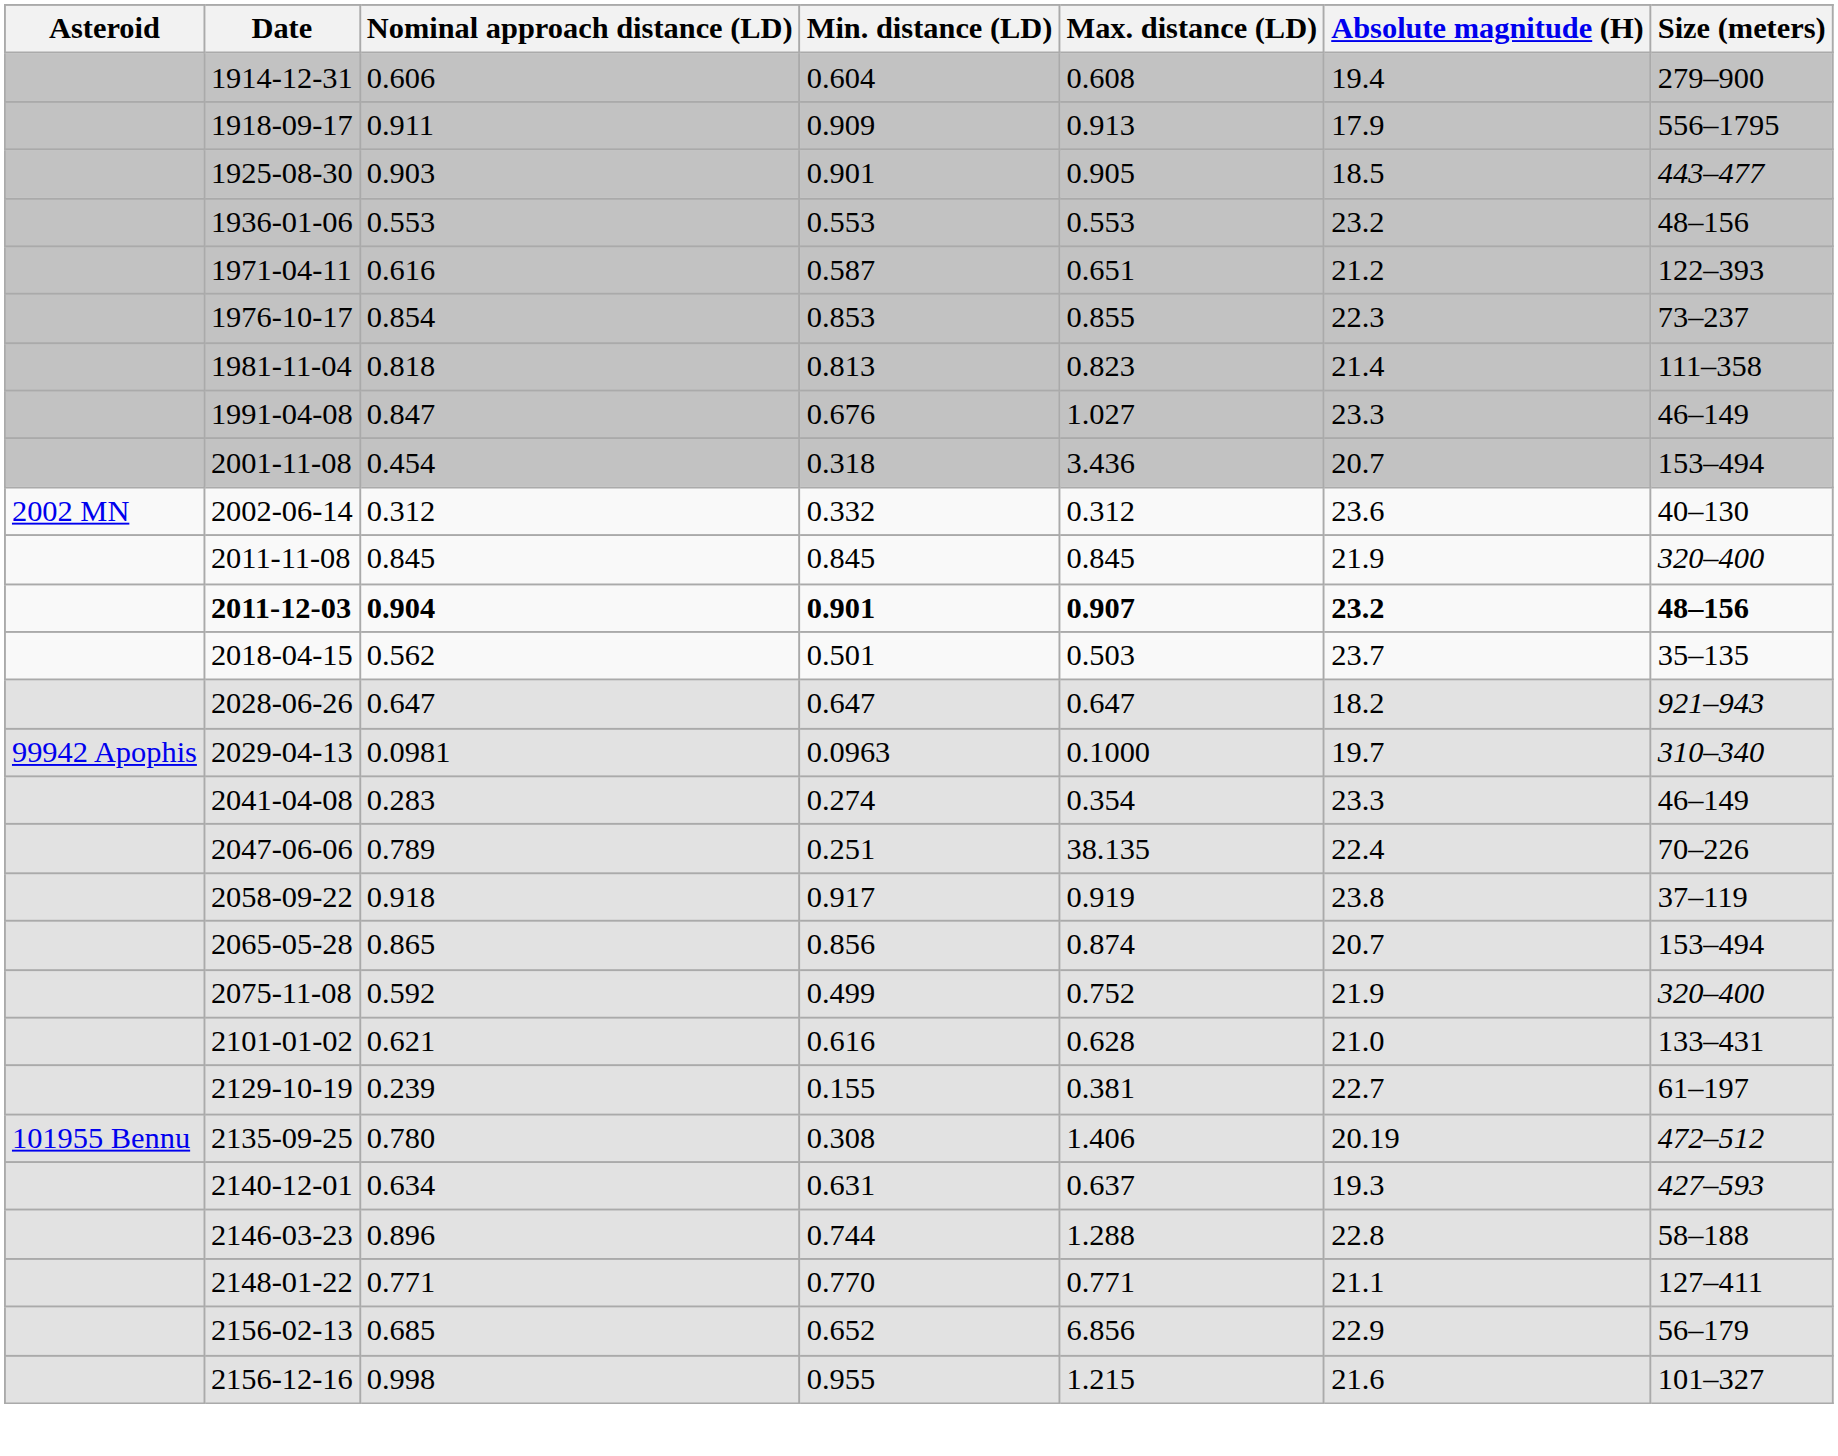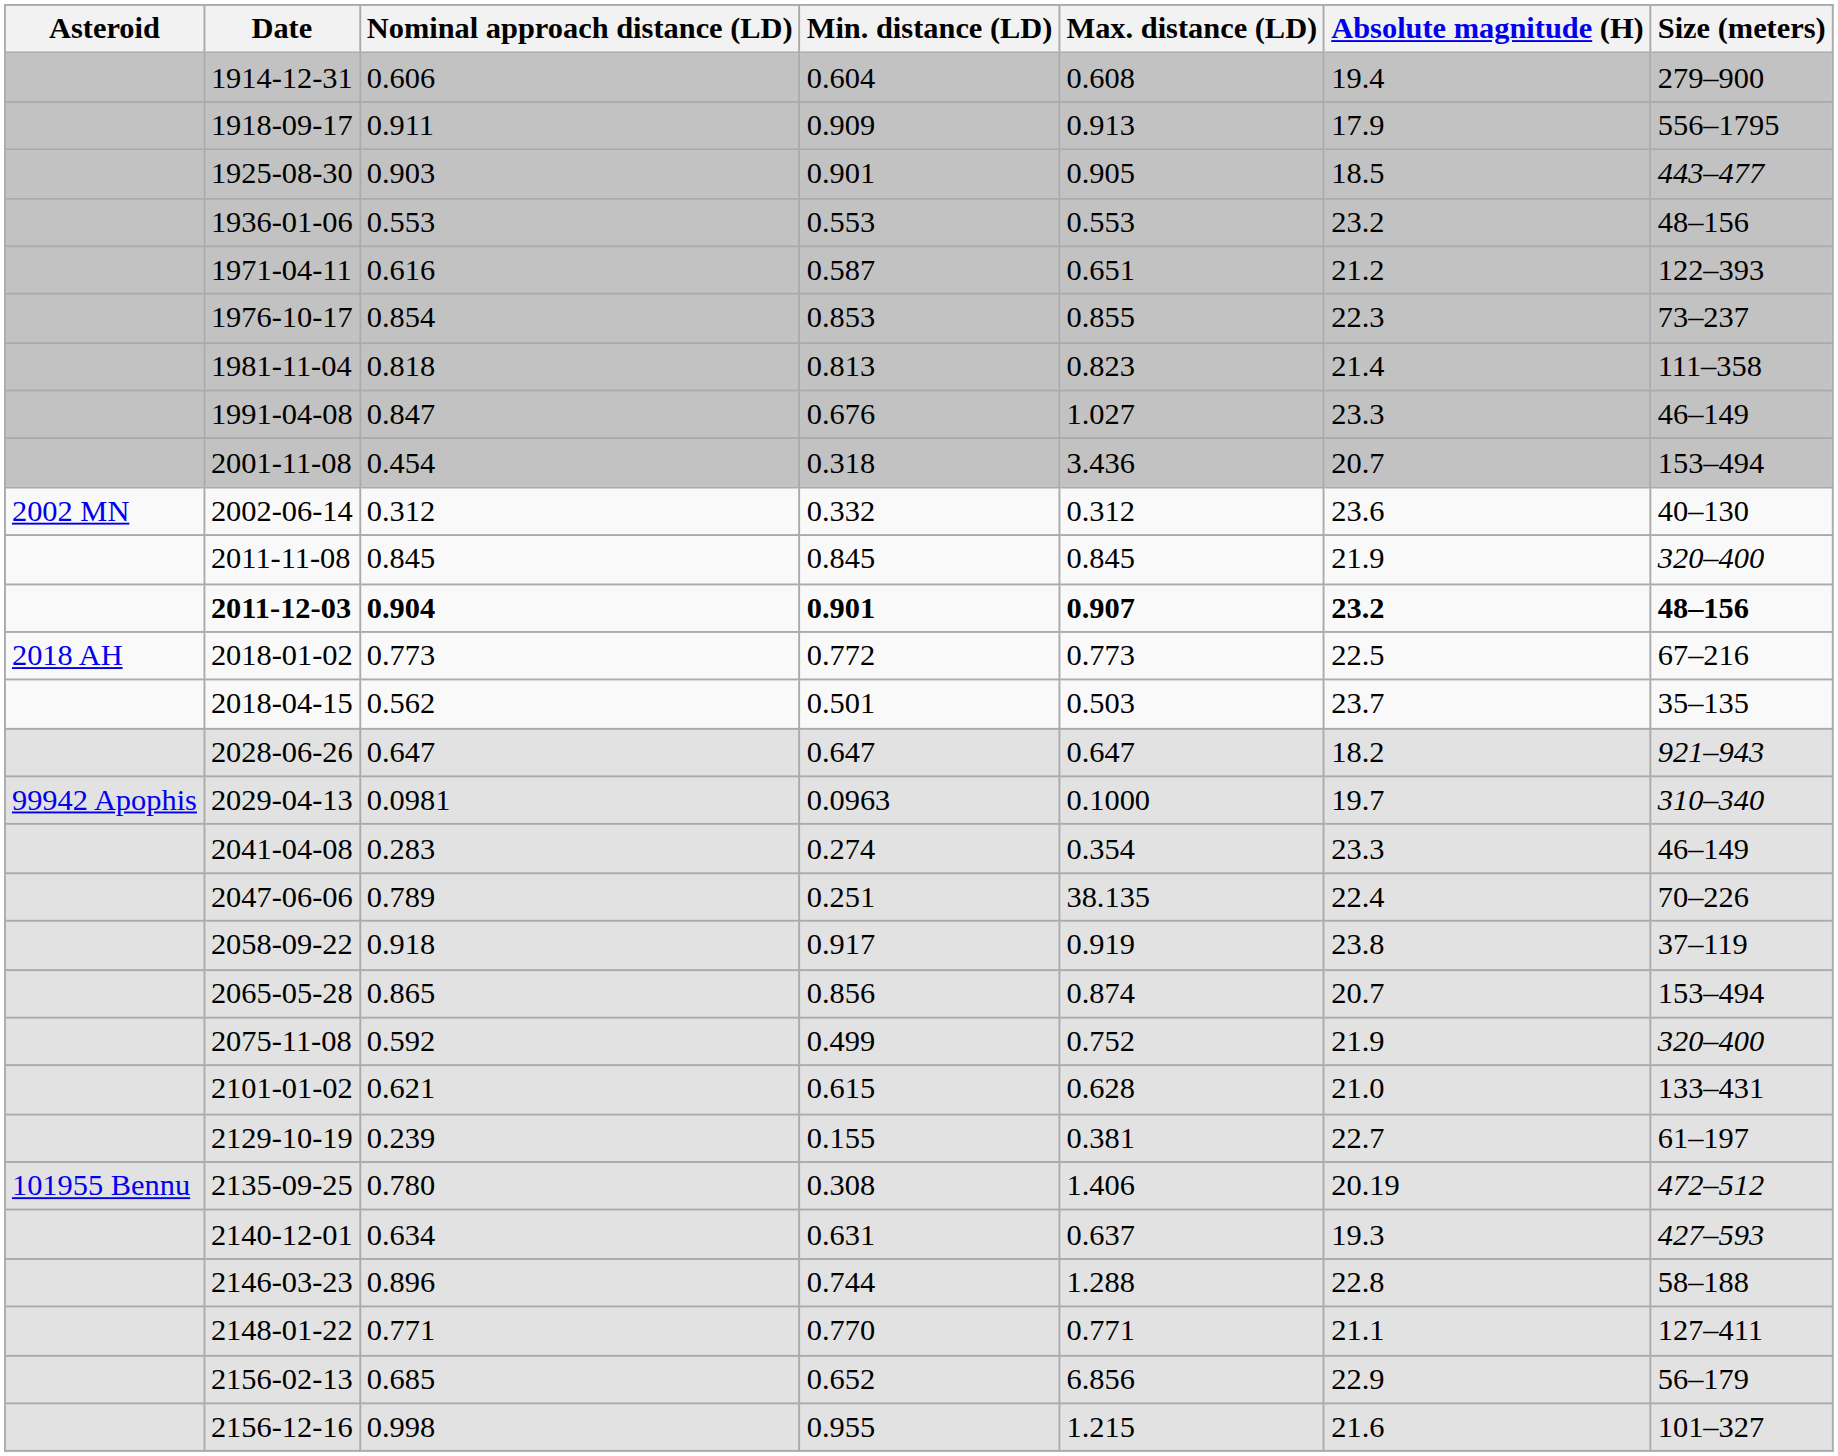+ row: (282, 655)
(841, 1041) 0.616 -> (841, 1089) 0.615
